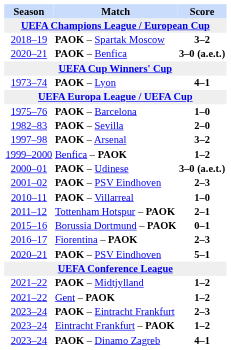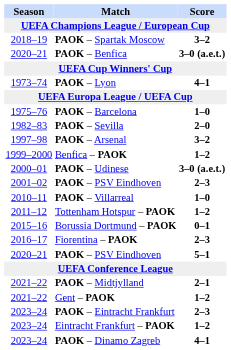(202, 211) 2–1 -> (202, 211) 1–2
(202, 283) 1–2 -> (202, 283) 2–1
